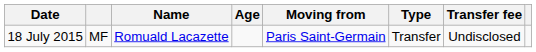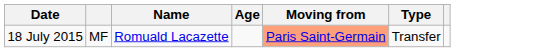- column: (484, 15)
(326, 36) no background -> (326, 36) lightsalmon background
